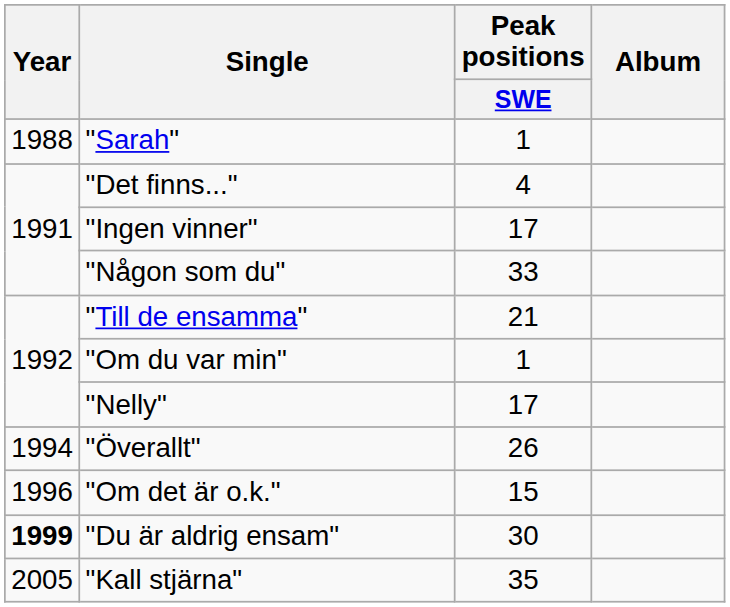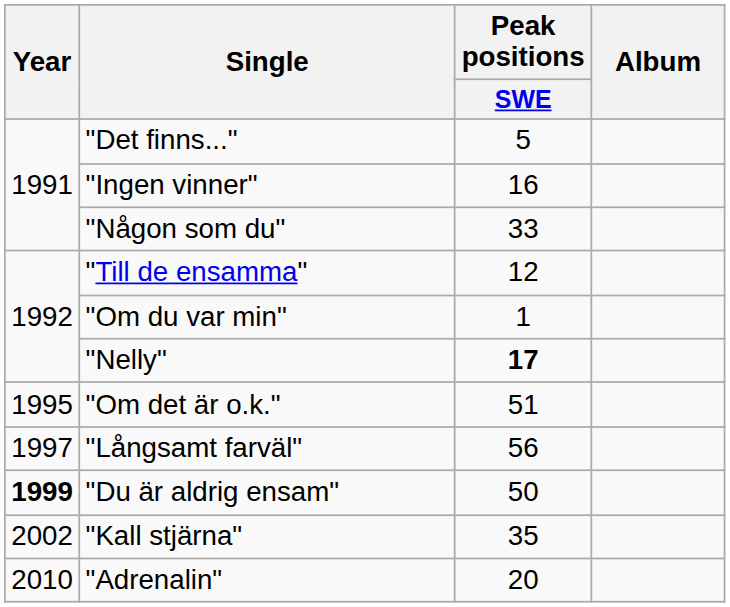- row: (132, 140)
(523, 184) 4 -> (523, 140) 5
(523, 228) 17 -> (523, 184) 16
(523, 316) 21 -> (523, 272) 12
(523, 404) normal -> (523, 360) bold
- row: (143, 448)
(42, 492) 1996 -> (42, 404) 1995
(523, 492) 15 -> (523, 404) 51
+ row: (194, 448)
(523, 535) 30 -> (523, 492) 50
(42, 579) 2005 -> (42, 535) 2002
+ row: (154, 579)
